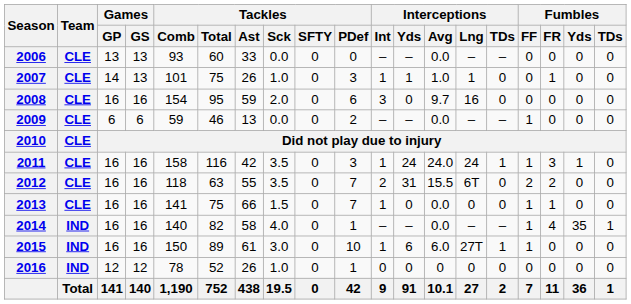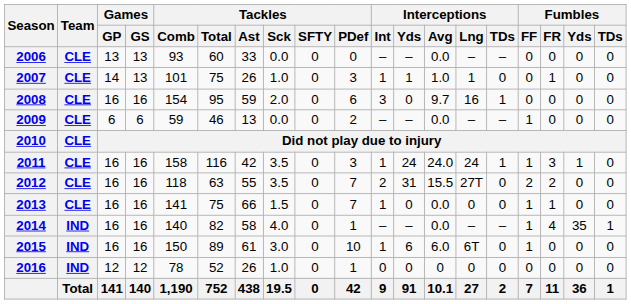(502, 99) 0 -> (502, 99) 1
(471, 183) 6T -> (471, 183) 27T
(471, 246) 27T -> (471, 246) 6T
(502, 246) 1 -> (502, 246) 0
